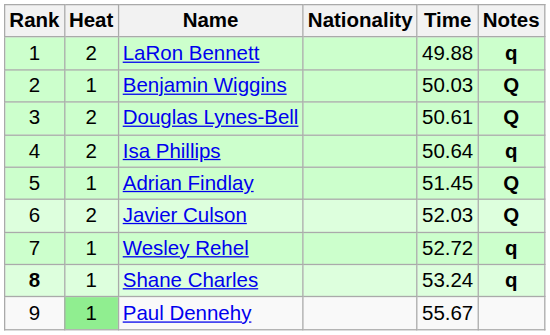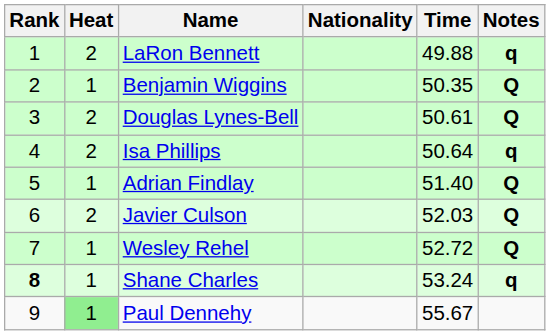(448, 85) 50.03 -> (448, 85) 50.35
(448, 183) 51.45 -> (448, 183) 51.40
(511, 248) q -> (511, 248) Q
